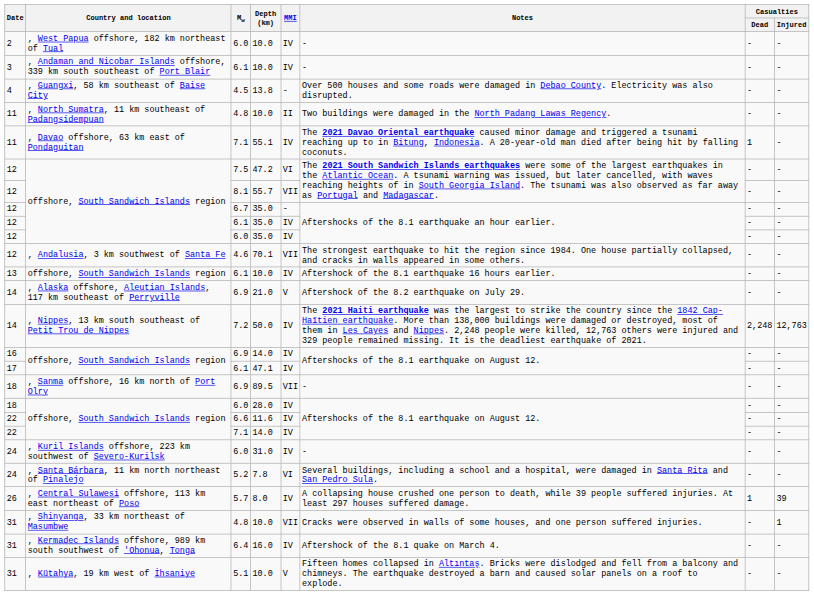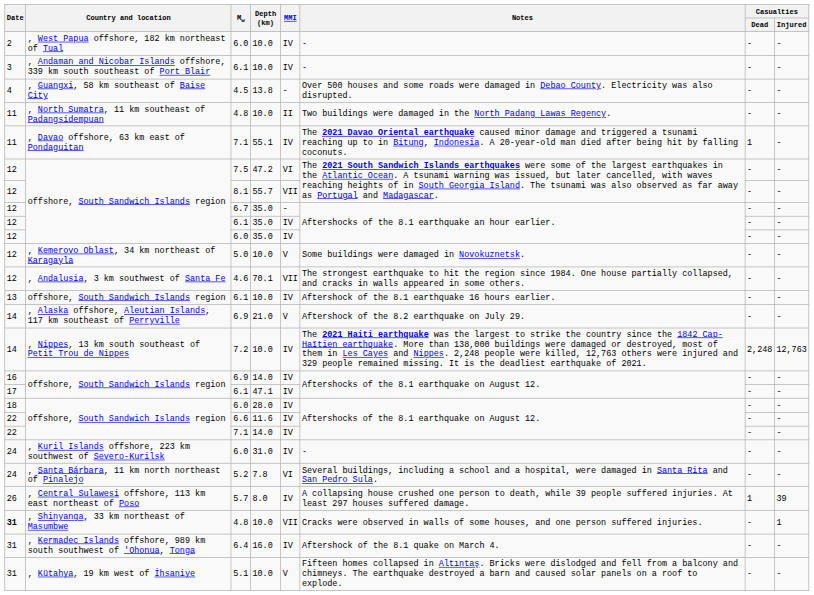+ row: (122, 255)
(263, 326) 50.0 -> (263, 349) 10.0
- row: (122, 387)
(12, 522) normal -> (12, 522) bold
